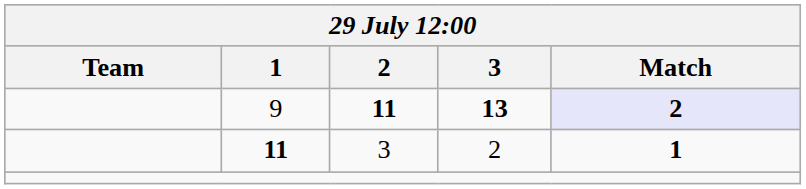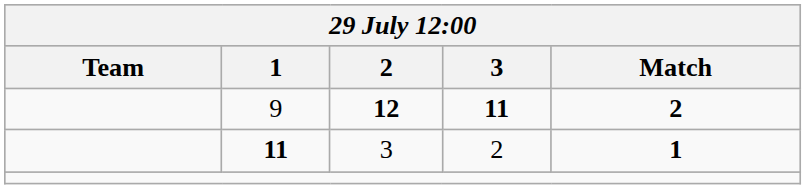(384, 108) 11 -> (386, 108) 12
(495, 108) 13 -> (497, 108) 11
(676, 108) lavender background -> (676, 108) no background
